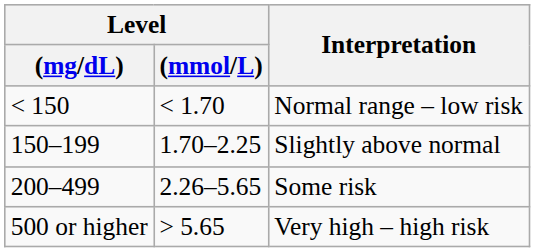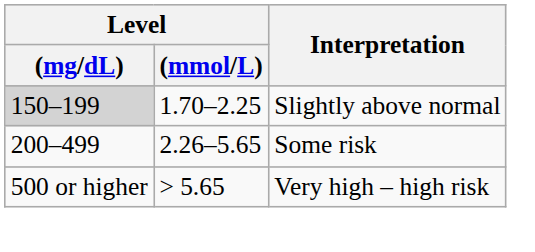- row: (399, 105)
(55, 145) no background -> (55, 105) lightgrey background
